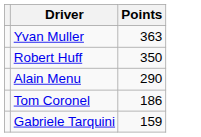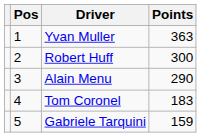+ column: (26, 15)
(151, 57) 350 -> (182, 57) 300
(151, 100) 186 -> (182, 100) 183
